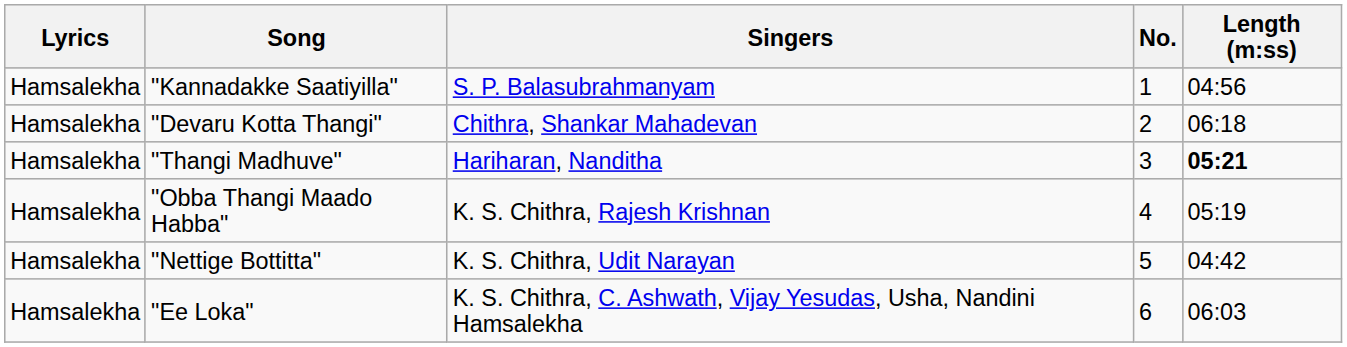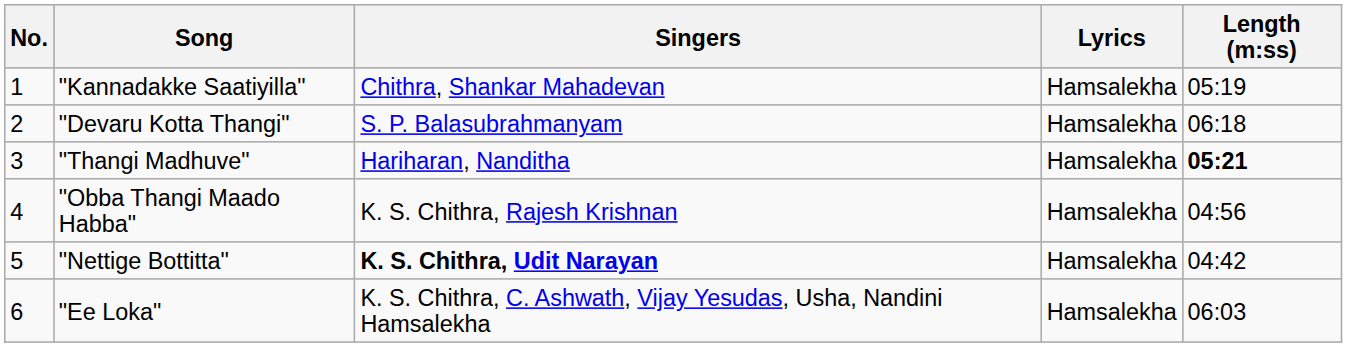columns swapped: (1158, 37) <-> (75, 37)
(584, 87) S. P. Balasubrahmanyam -> (513, 87) Chithra, Shankar Mahadevan
(1217, 87) 04:56 -> (1217, 87) 05:19
(605, 124) Chithra, Shankar Mahadevan -> (492, 124) S. P. Balasubrahmanyam
(1217, 211) 05:19 -> (1217, 211) 04:56
(594, 261) normal -> (509, 261) bold
